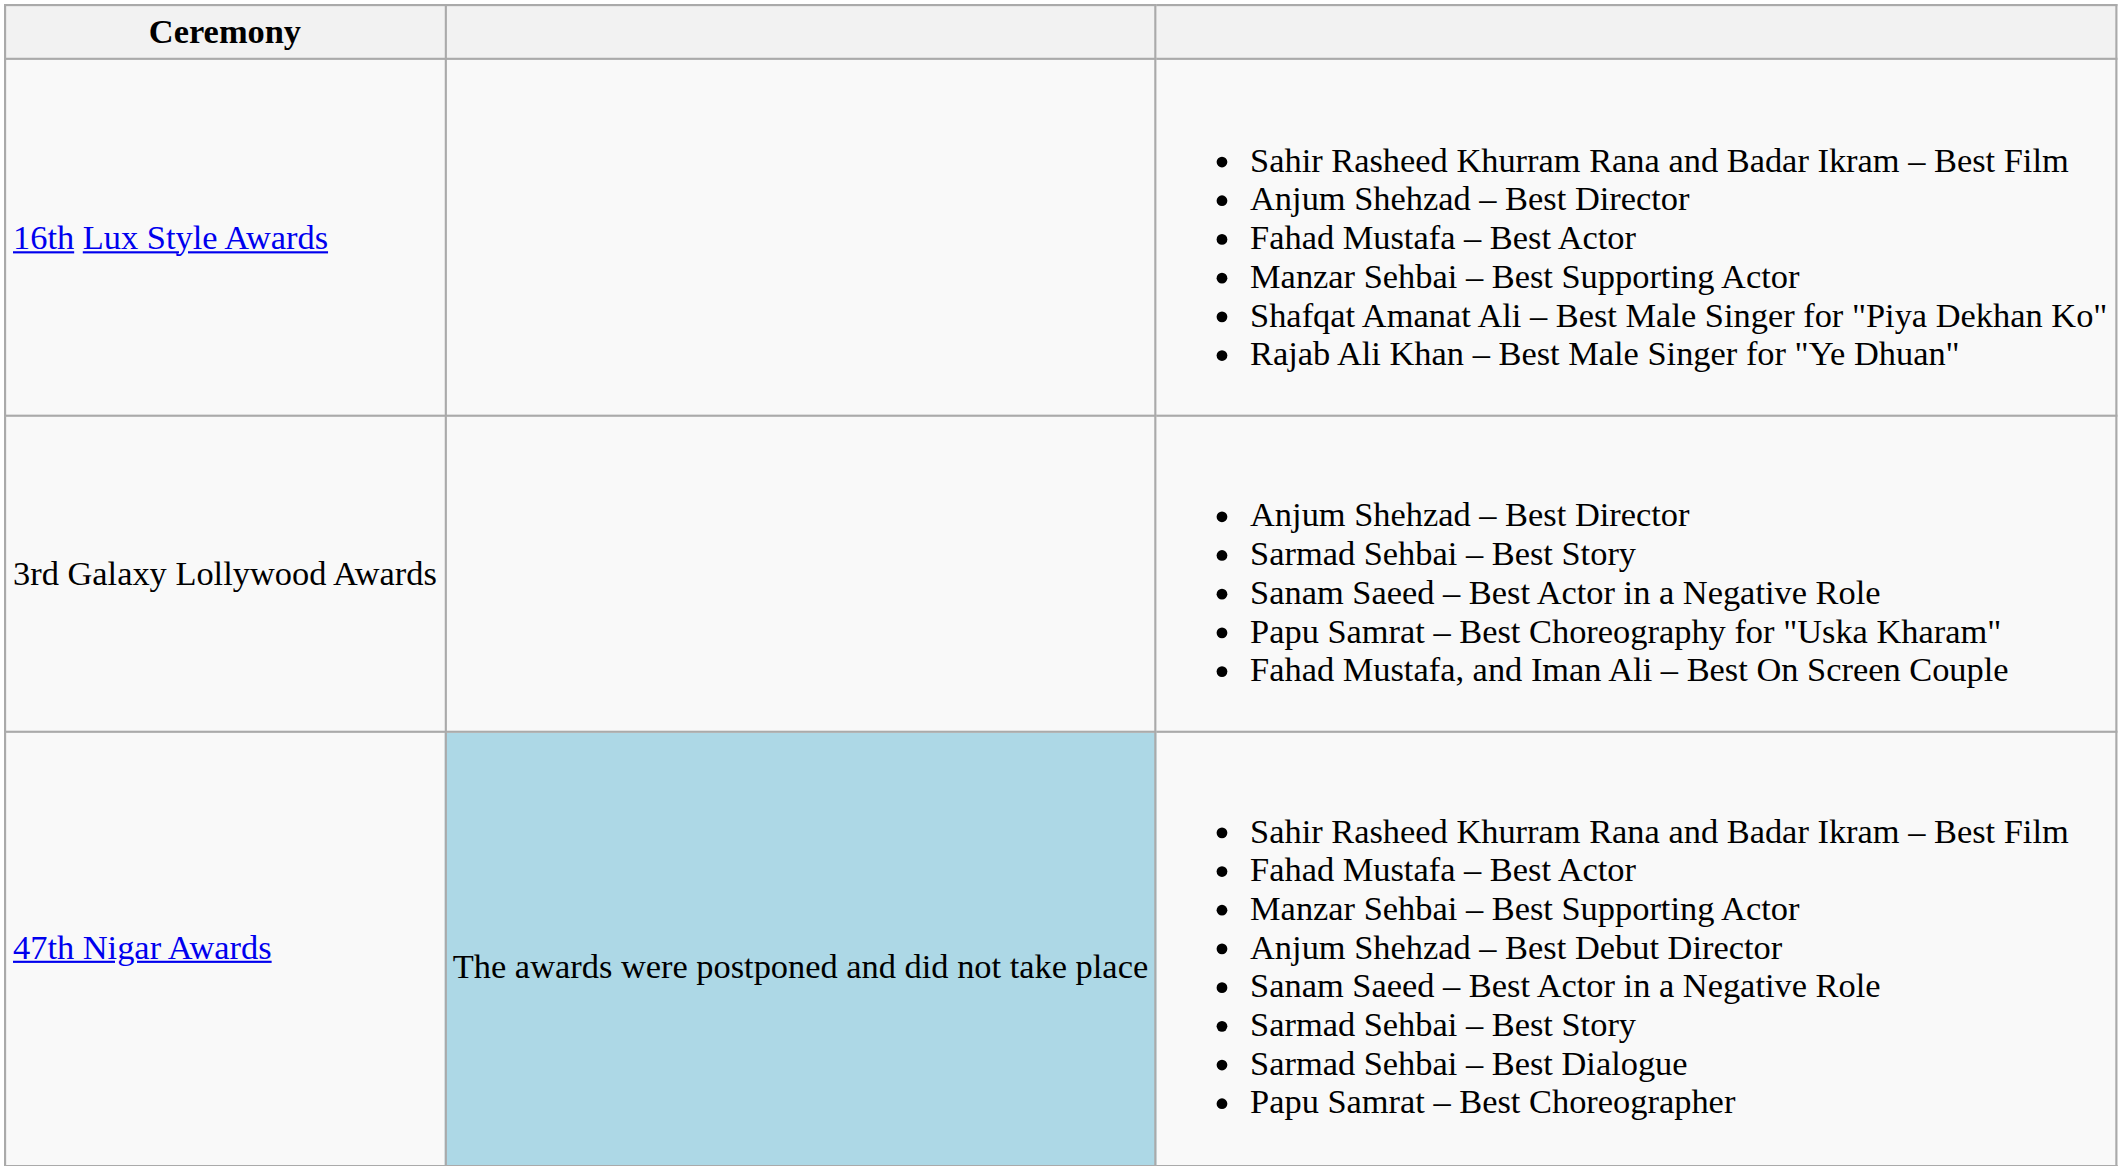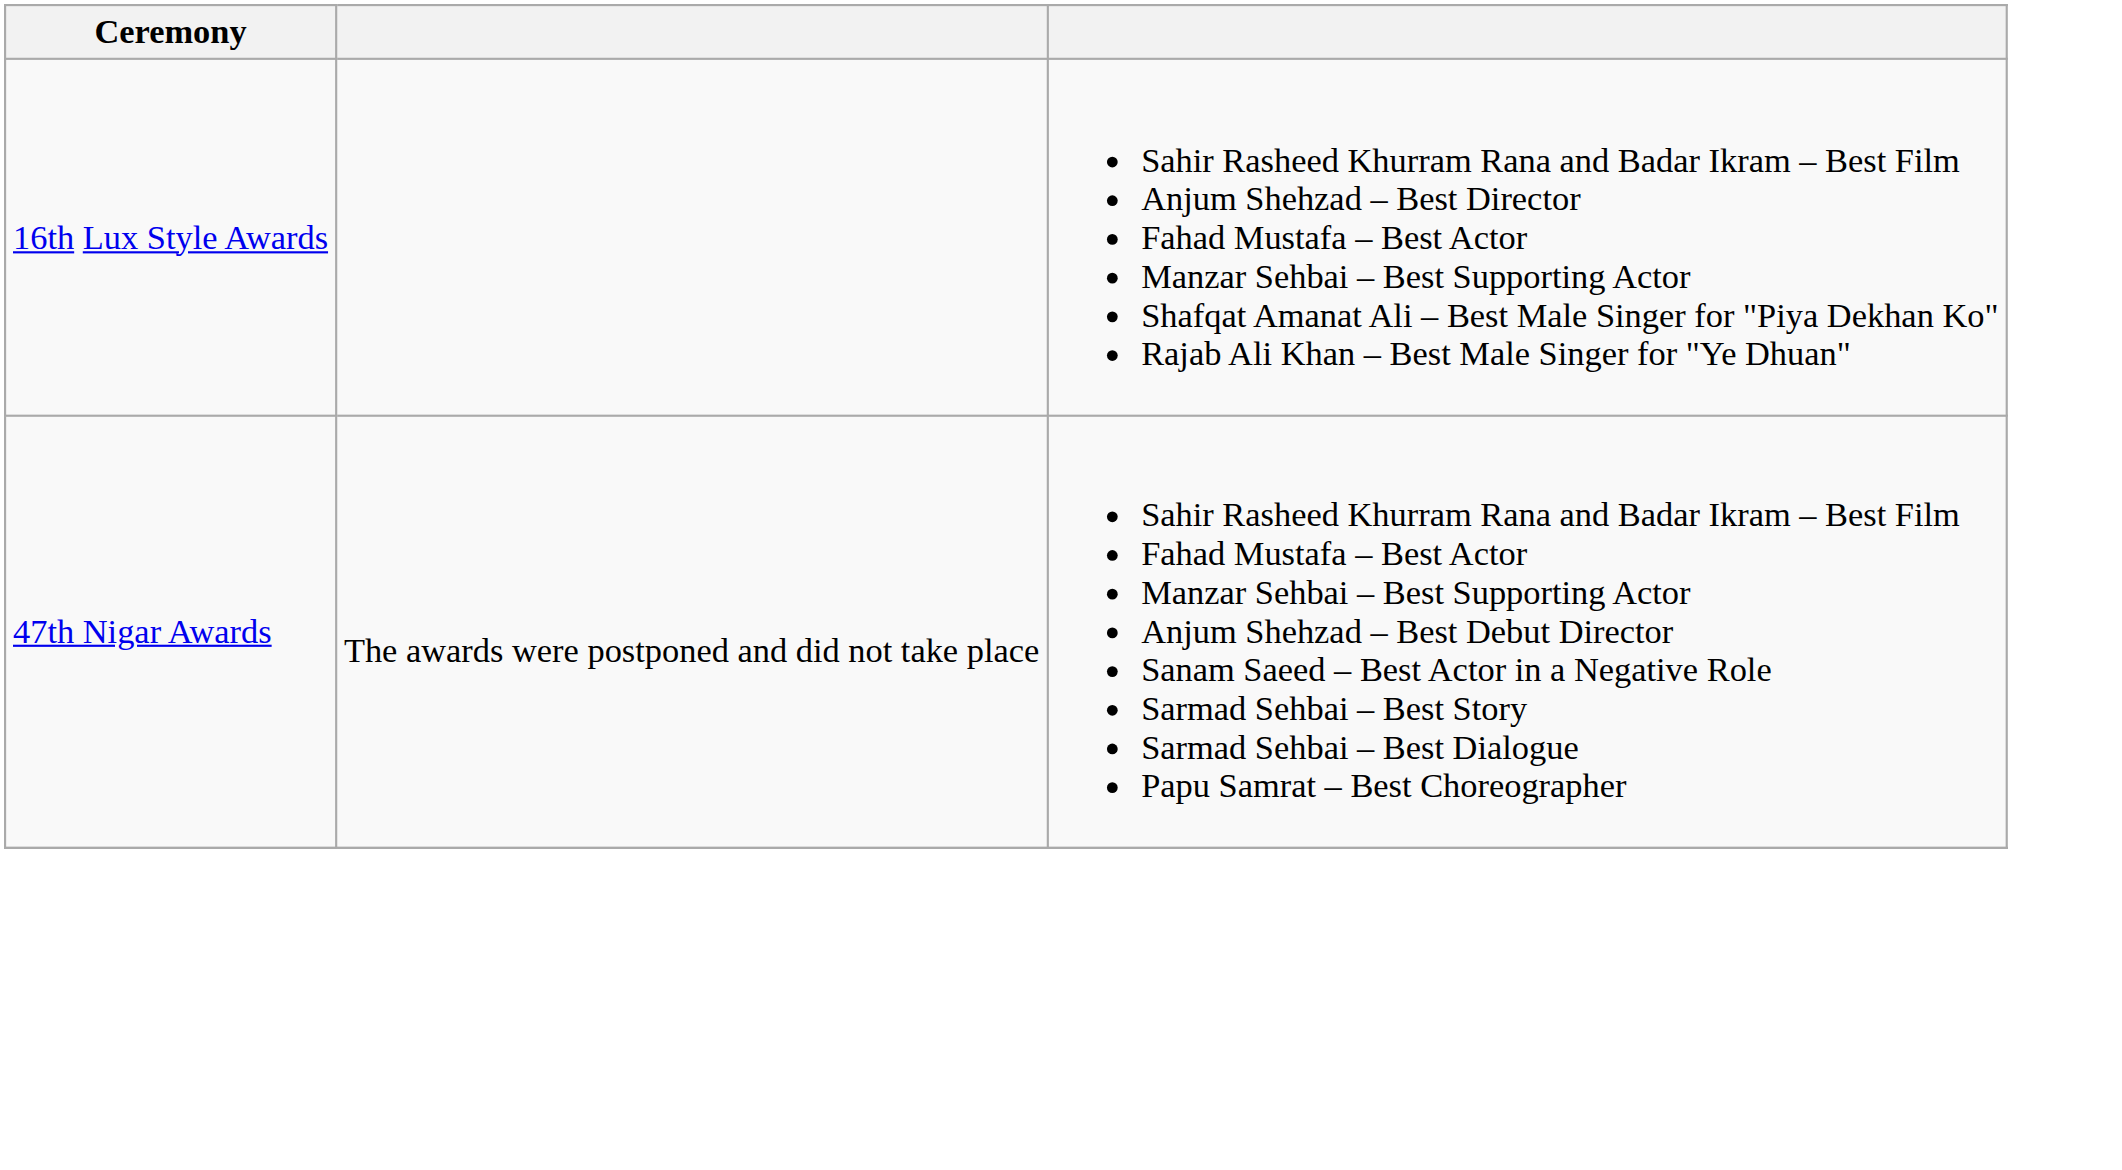- row: (225, 573)
(800, 967) lightblue background -> (692, 650) no background
